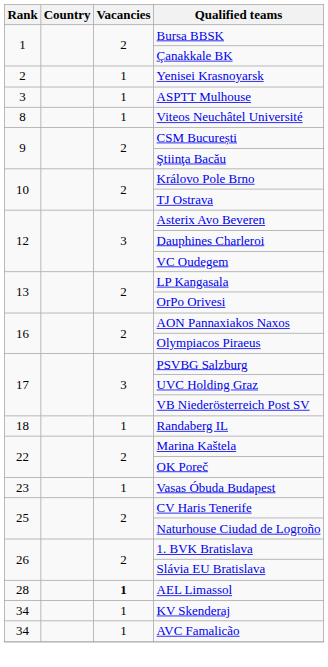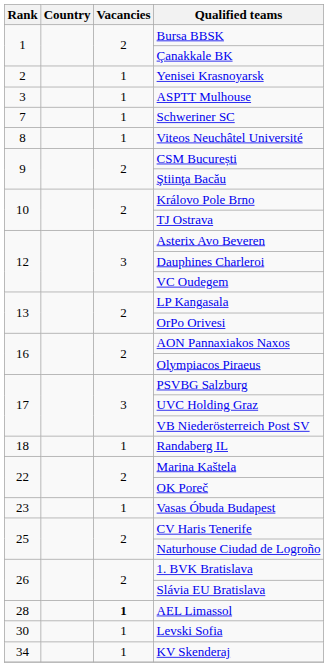+ row: (196, 117)
+ row: (190, 631)
- row: (198, 631)
